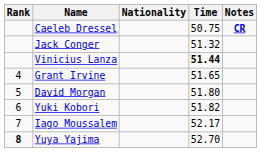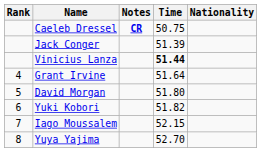columns swapped: (154, 12) <-> (240, 12)
(206, 44) 51.32 -> (170, 44) 51.39
(206, 76) 51.65 -> (170, 76) 51.64
(206, 124) 52.17 -> (170, 124) 52.15
(18, 139) bold -> (18, 139) normal
